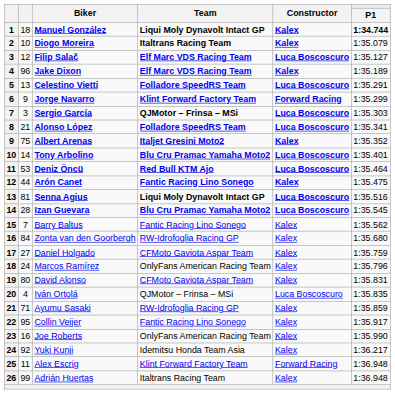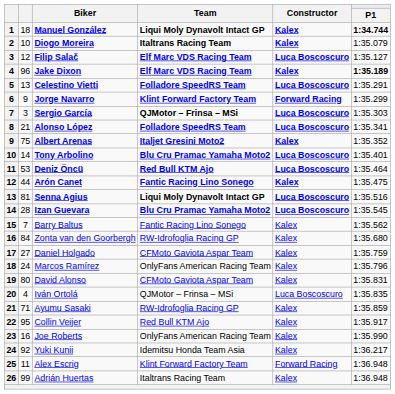(371, 71) normal -> (371, 71) bold
(193, 322) Fantic Racing Lino Sonego -> (174, 322) Red Bull KTM Ajo
